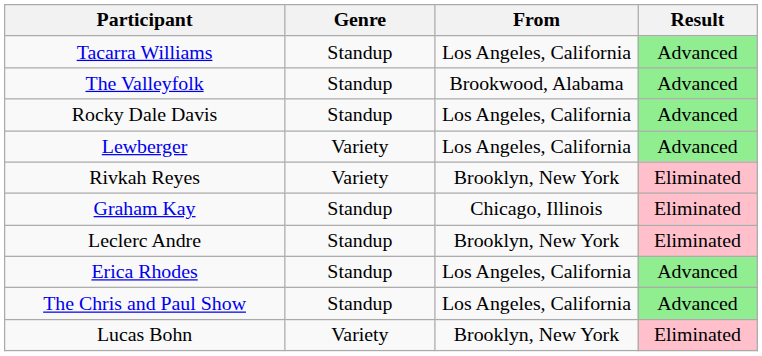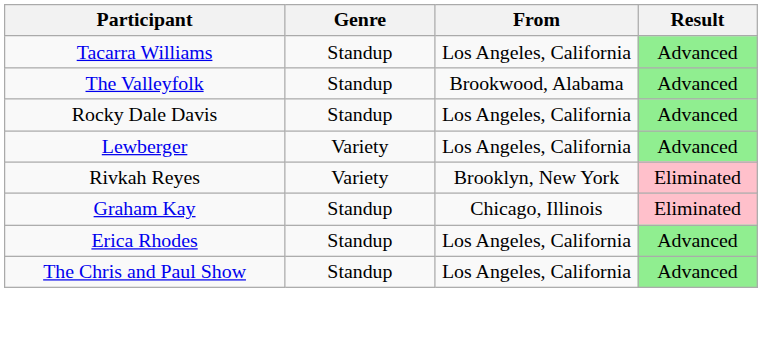- row: (145, 240)
- row: (145, 334)
